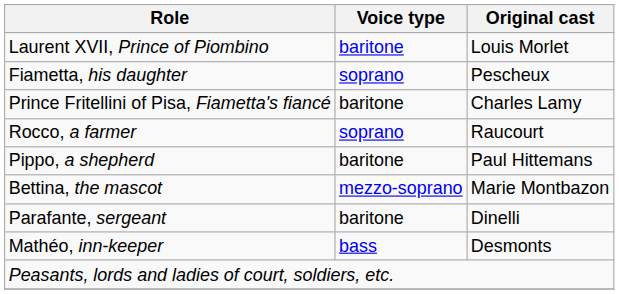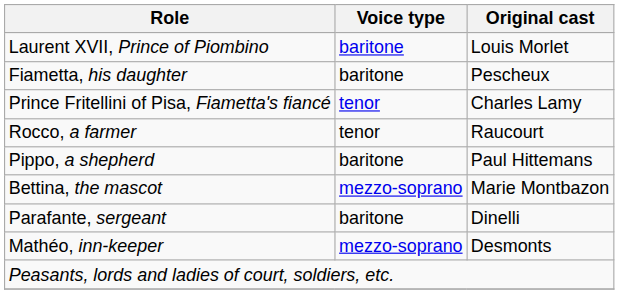(371, 75) soprano -> (371, 75) baritone
(371, 103) baritone -> (359, 103) tenor
(371, 132) soprano -> (359, 132) tenor
(358, 246) bass -> (401, 246) mezzo-soprano
